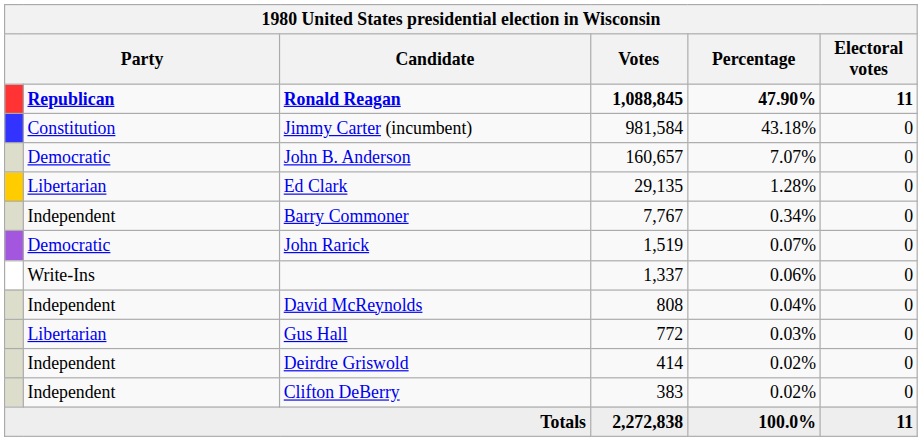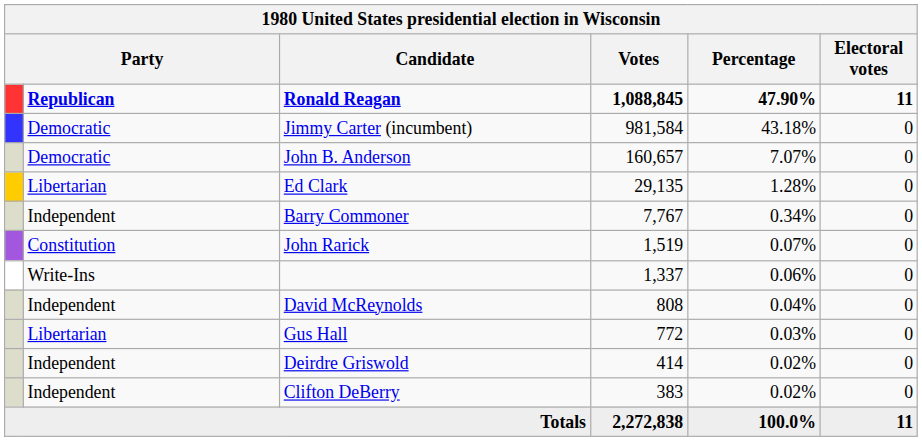(71, 128) Constitution -> (69, 128) Democratic
(69, 245) Democratic -> (71, 245) Constitution
